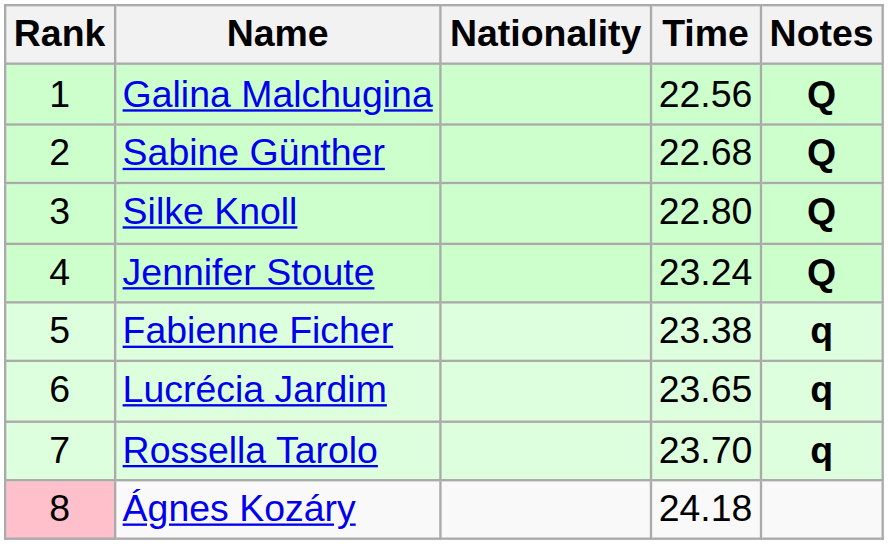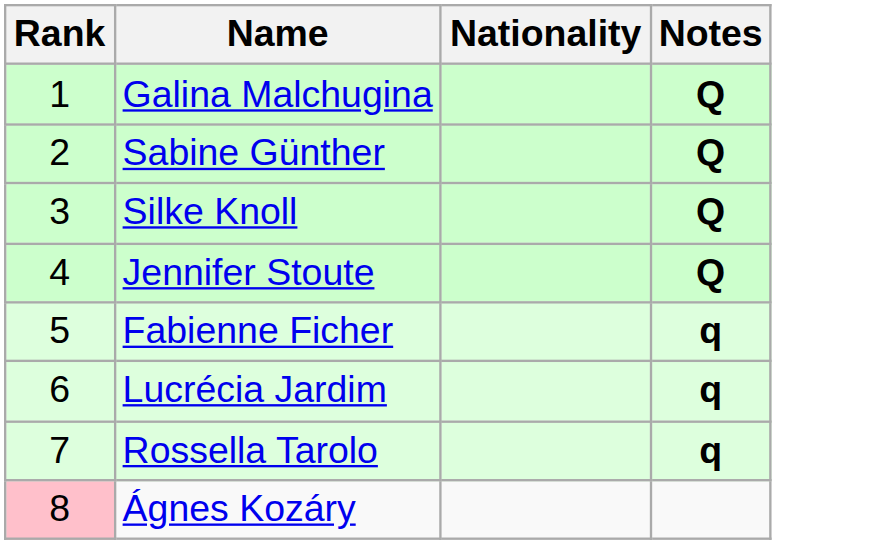- column: (705, 34)
